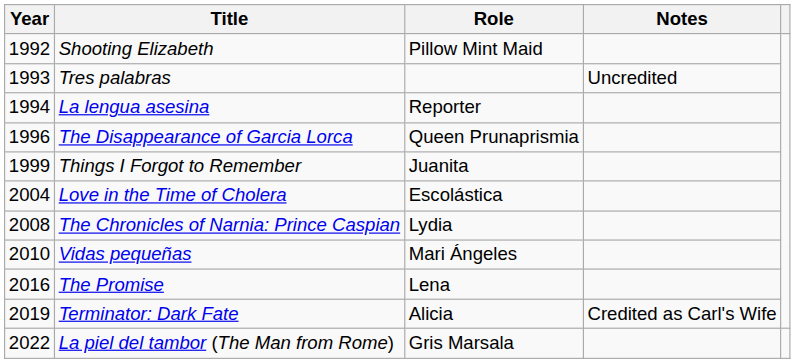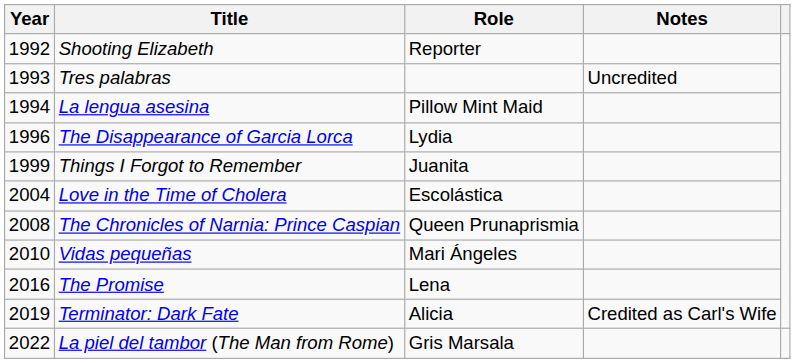(476, 48) Pillow Mint Maid -> (445, 48) Reporter
(445, 107) Reporter -> (476, 107) Pillow Mint Maid
(494, 136) Queen Prunaprismia -> (431, 136) Lydia
(431, 225) Lydia -> (494, 225) Queen Prunaprismia
